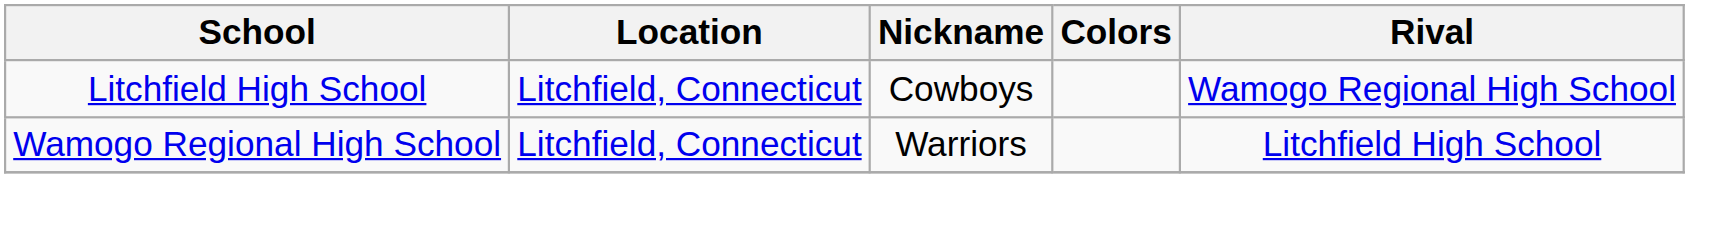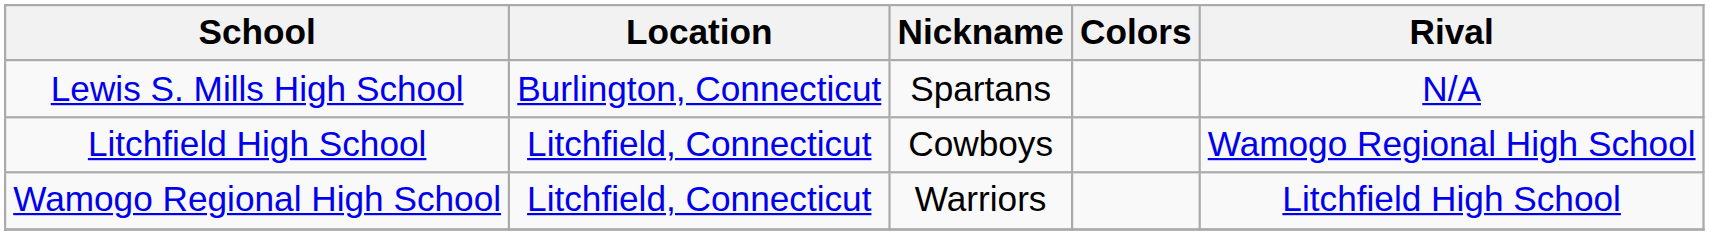+ row: (257, 88)
